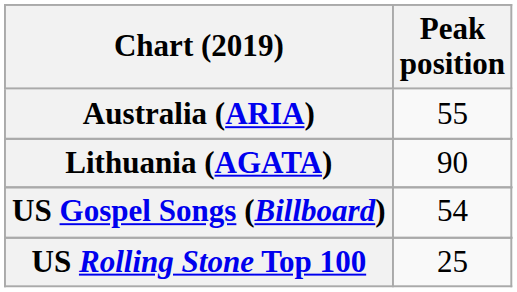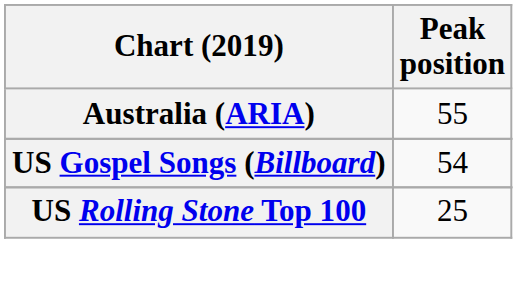- row: (199, 162)
